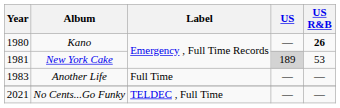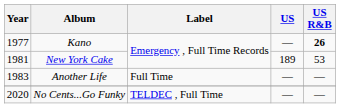(18, 42) 1980 -> (18, 42) 1977
(287, 59) lightgrey background -> (287, 59) no background
(18, 94) 2021 -> (18, 94) 2020
